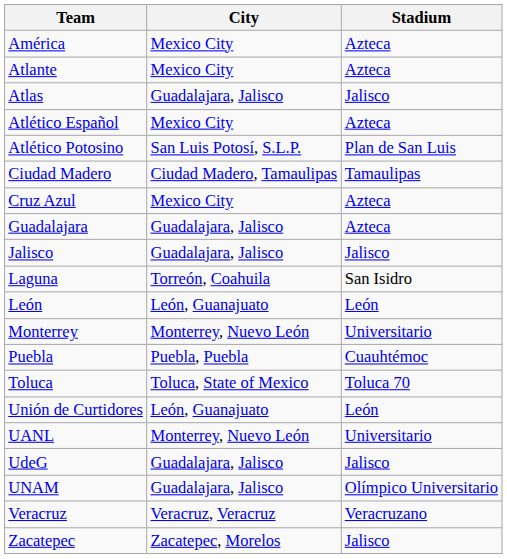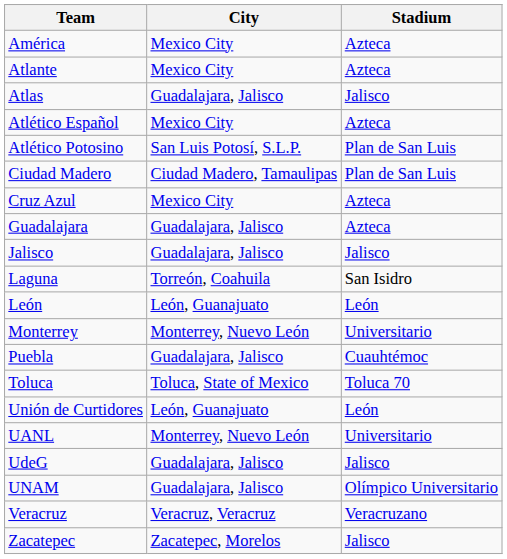(383, 174) Tamaulipas -> (400, 174) Plan de San Luis
(199, 357) Puebla, Puebla -> (217, 357) Guadalajara, Jalisco
